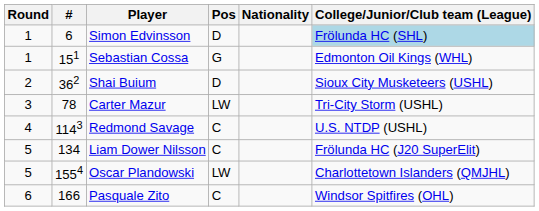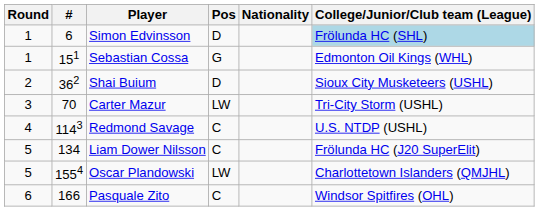(69, 105) 78 -> (69, 105) 70
